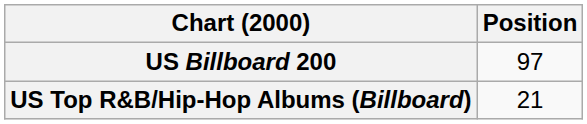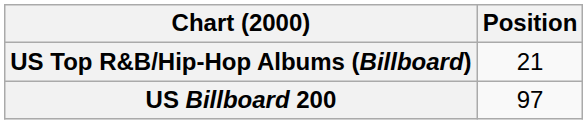rows swapped: (241, 61) <-> (241, 99)
